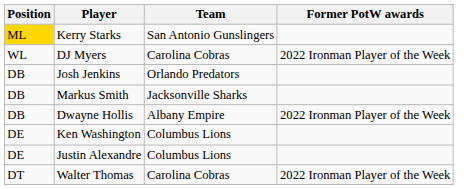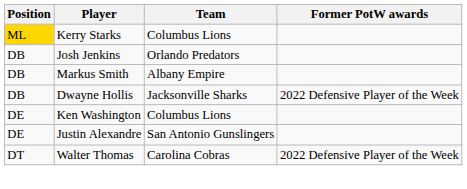(211, 34) San Antonio Gunslingers -> (189, 34) Columbus Lions
- row: (81, 54)
(197, 94) Jacksonville Sharks -> (186, 74) Albany Empire
(186, 114) Albany Empire -> (197, 94) Jacksonville Sharks
(365, 114) 2022 Ironman Player of the Week -> (369, 94) 2022 Defensive Player of the Week
(189, 154) Columbus Lions -> (211, 134) San Antonio Gunslingers
(365, 174) 2022 Ironman Player of the Week -> (369, 154) 2022 Defensive Player of the Week
